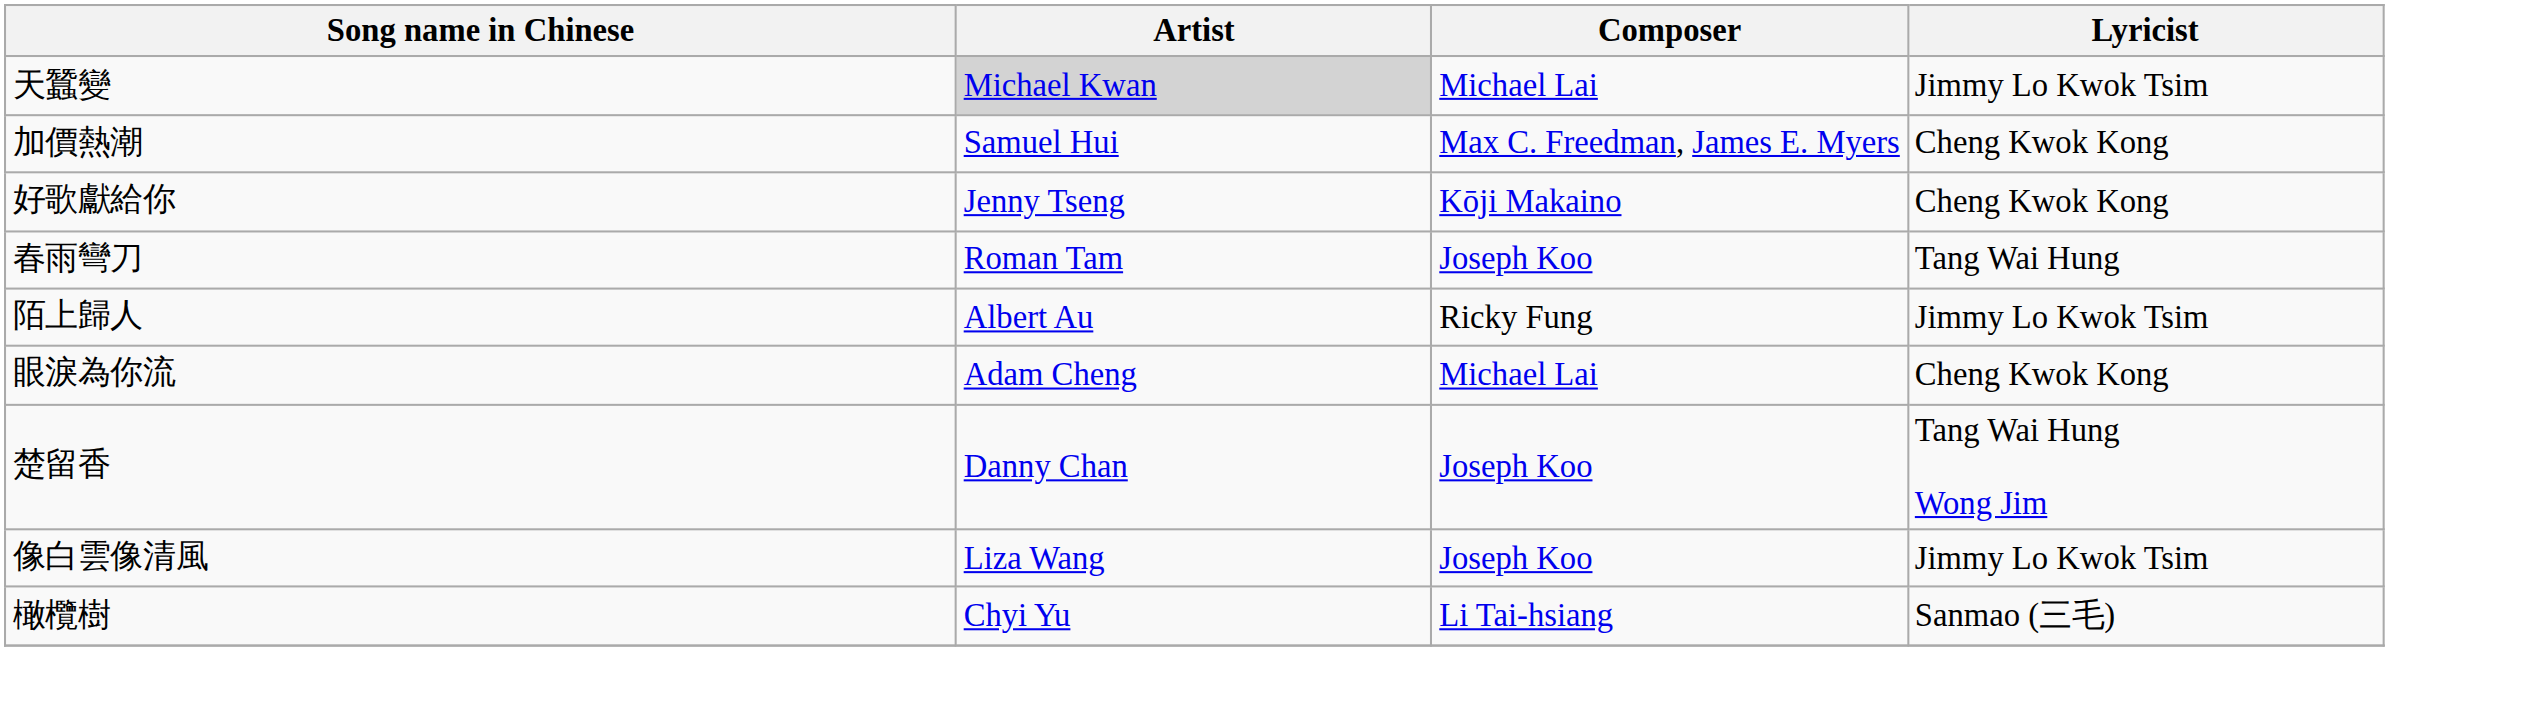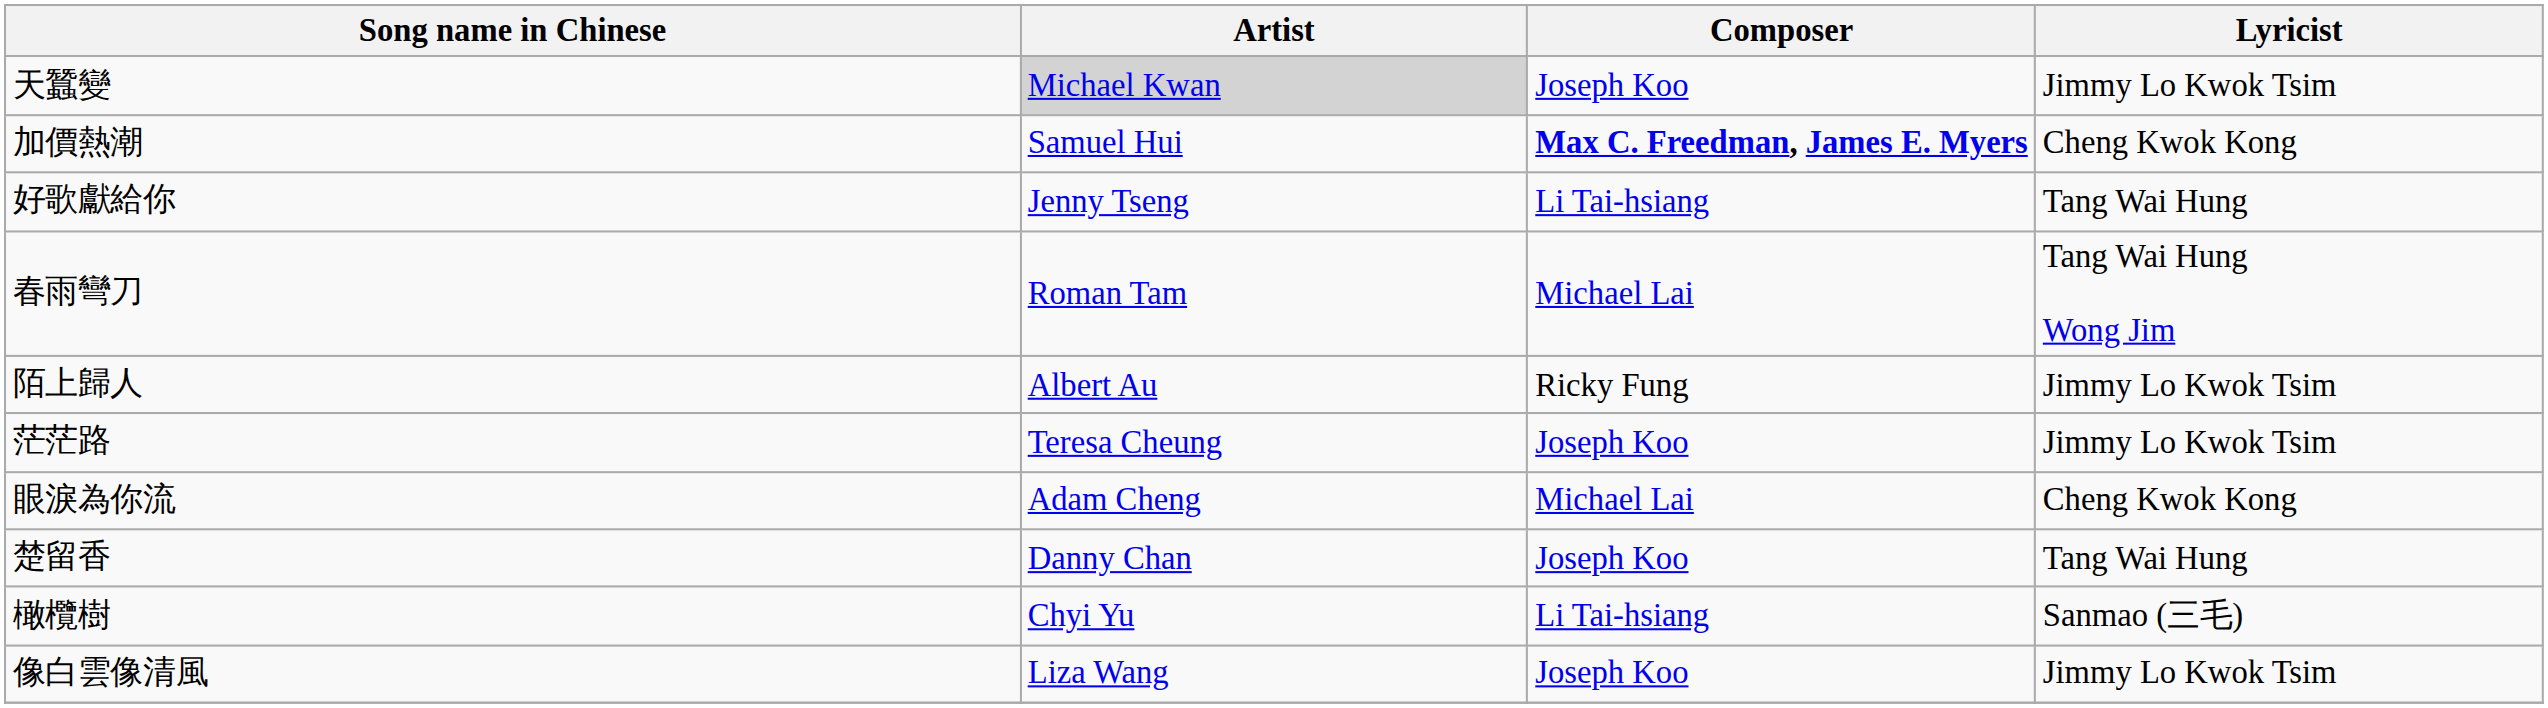(1519, 85) Michael Lai -> (1612, 85) Joseph Koo
(1670, 143) normal -> (1782, 143) bold
(1530, 200) Kōji Makaino -> (1622, 200) Li Tai-hsiang
(2042, 200) Cheng Kwok Kong -> (2145, 200) Tang Wai Hung
(1516, 258) Joseph Koo -> (1615, 292) Michael Lai
(2017, 258) Tang Wai Hung -> (2145, 292) Tang Wai Hung Wong Jim
+ row: (62, 440)
(2017, 466) Tang Wai Hung Wong Jim -> (2145, 557) Tang Wai Hung
rows swapped: (110, 556) <-> (62, 614)
